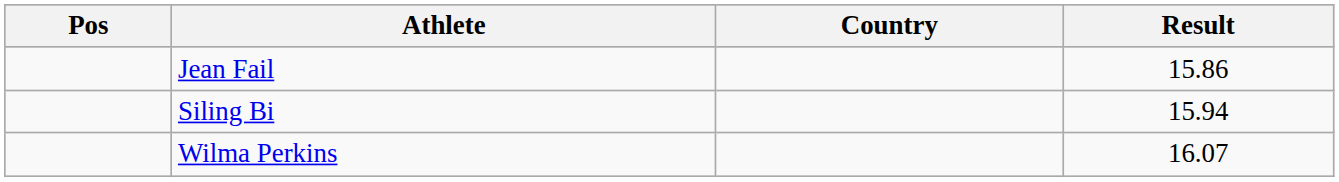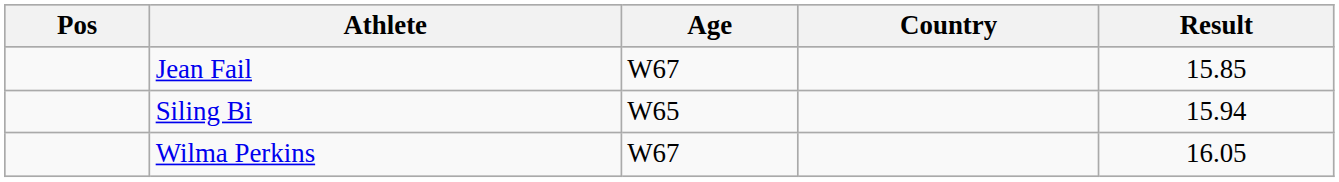+ column: (710, 25)
(1198, 68) 15.86 -> (1216, 68) 15.85
(1198, 153) 16.07 -> (1216, 153) 16.05
